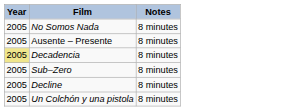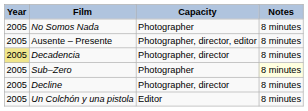+ column: (197, 12)
(158, 70) no background -> (281, 70) lightyellow background
